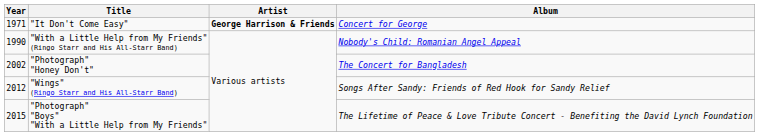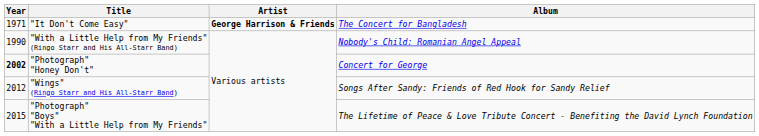(383, 24) Concert for George -> (403, 24) The Concert for Bangladesh
(16, 65) normal -> (16, 65) bold
(403, 65) The Concert for Bangladesh -> (383, 65) Concert for George
